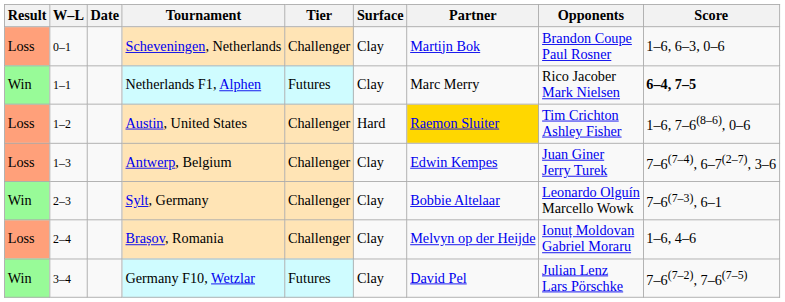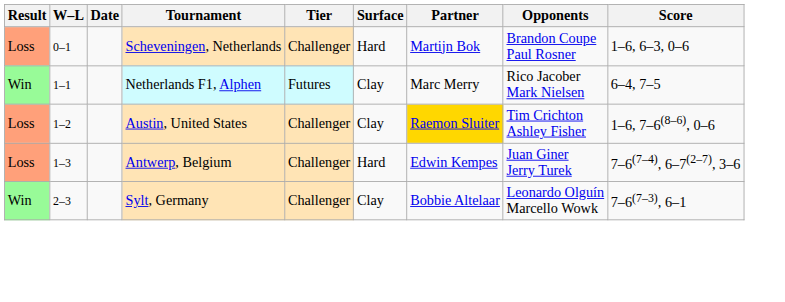(370, 46) Clay -> (371, 46) Hard
(671, 84) bold -> (636, 84) normal
(371, 123) Hard -> (370, 123) Clay
(370, 162) Clay -> (371, 162) Hard
- row: (174, 239)
- row: (190, 278)
